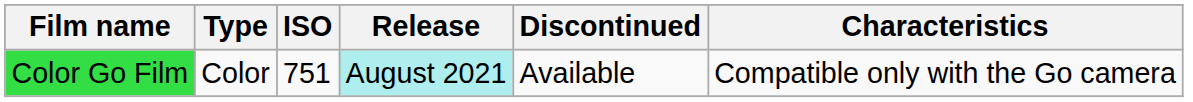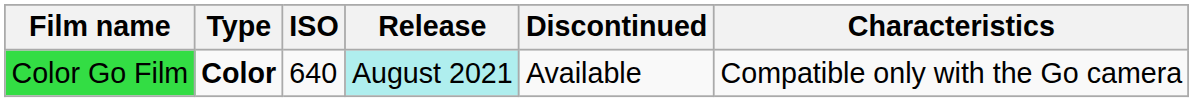(236, 72) normal -> (239, 72) bold
(307, 72) 751 -> (313, 72) 640
